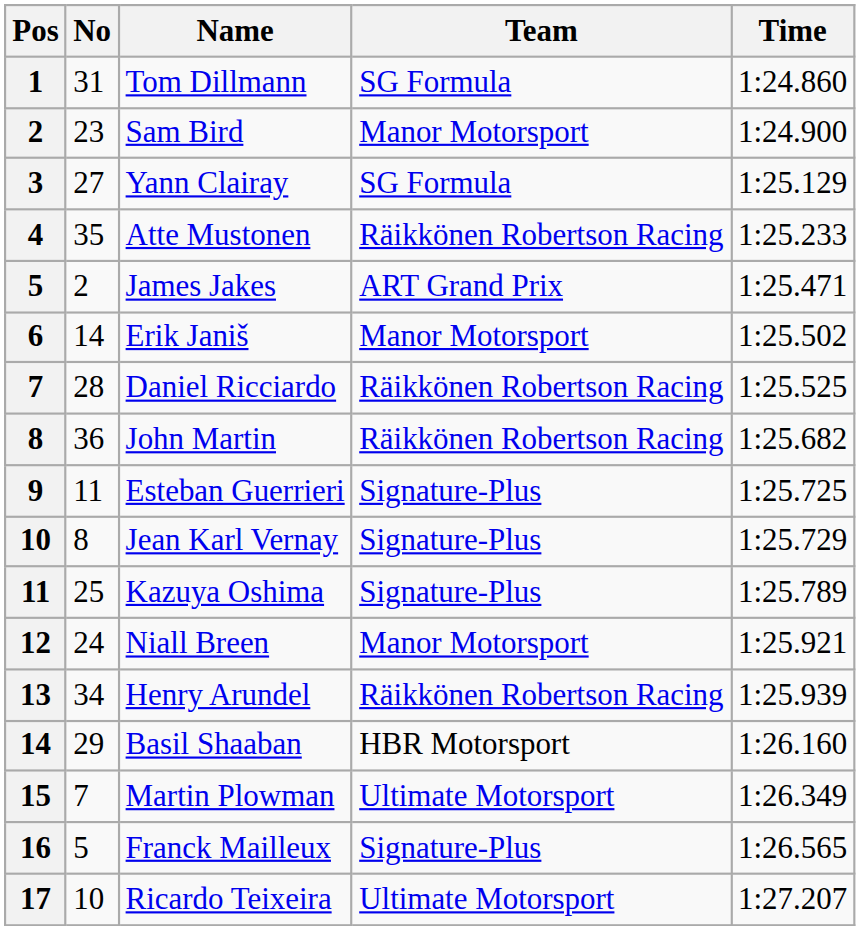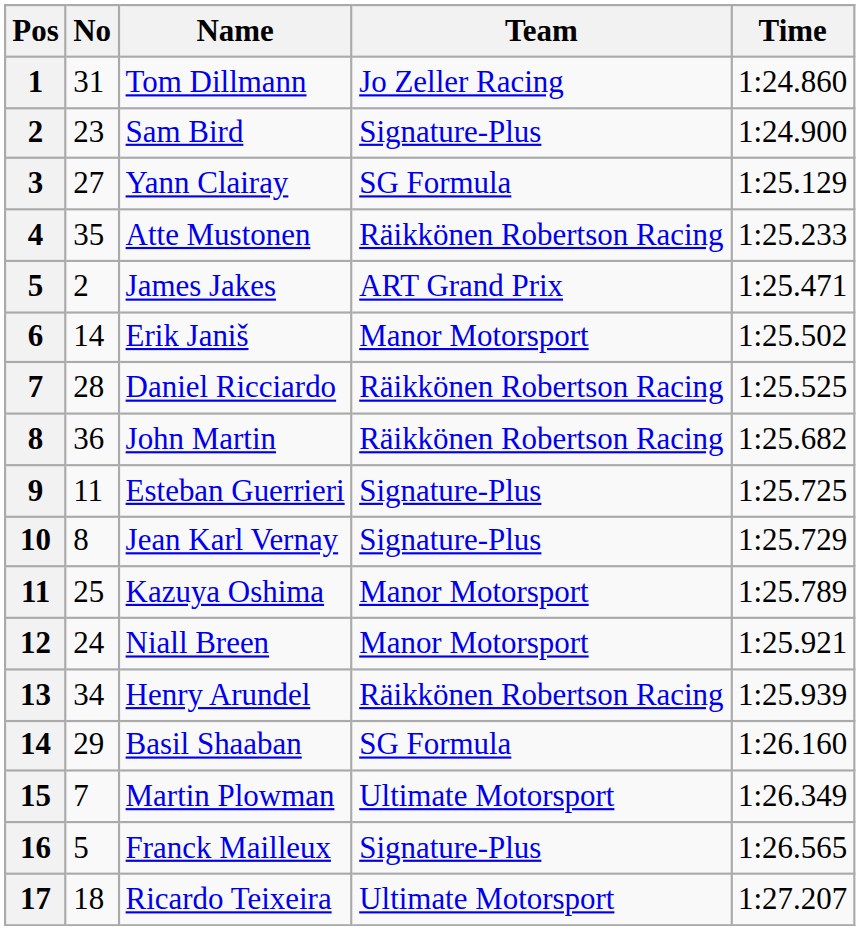(435, 81) SG Formula -> (461, 81) Jo Zeller Racing
(474, 132) Manor Motorsport -> (450, 132) Signature-Plus
(450, 592) Signature-Plus -> (474, 592) Manor Motorsport
(464, 745) HBR Motorsport -> (435, 745) SG Formula
(89, 898) 10 -> (89, 898) 18
